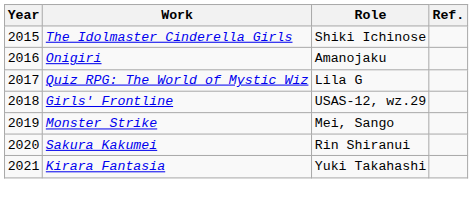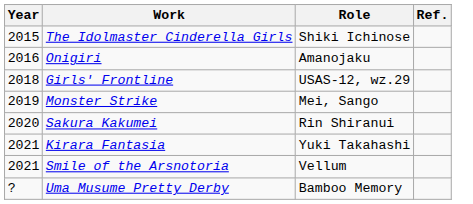- row: (177, 80)
+ row: (137, 167)
+ row: (137, 188)
